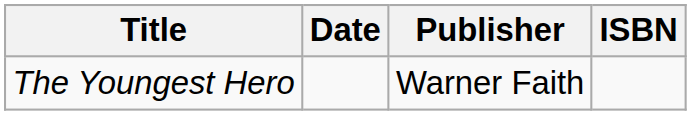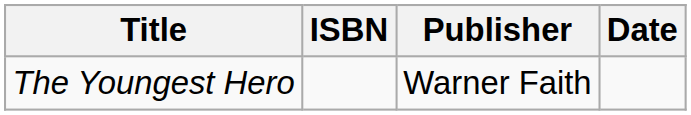columns swapped: (345, 30) <-> (639, 30)
